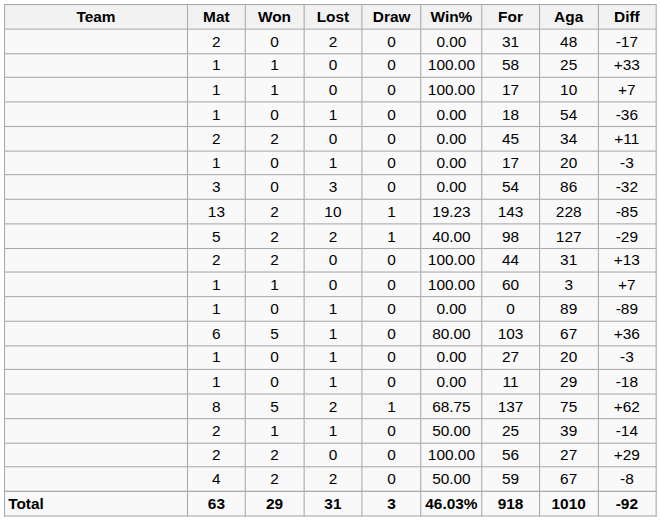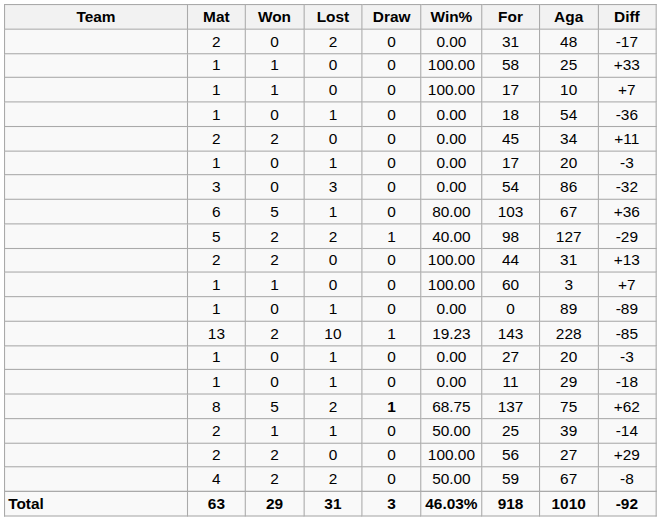rows swapped: (216, 212) <-> (216, 334)
(392, 407) normal -> (392, 407) bold
